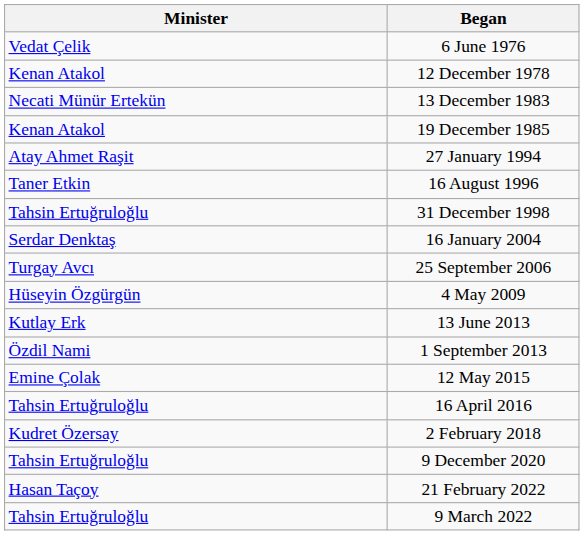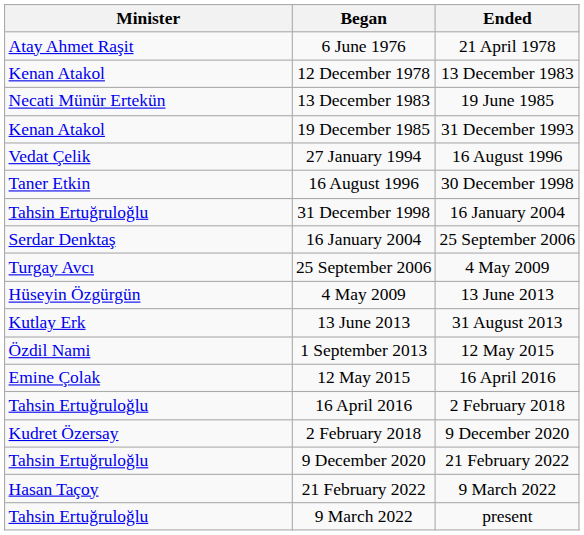+ column: (507, 18)
(49, 45) Vedat Çelik -> (71, 45) Atay Ahmet Raşit
(71, 156) Atay Ahmet Raşit -> (49, 156) Vedat Çelik
